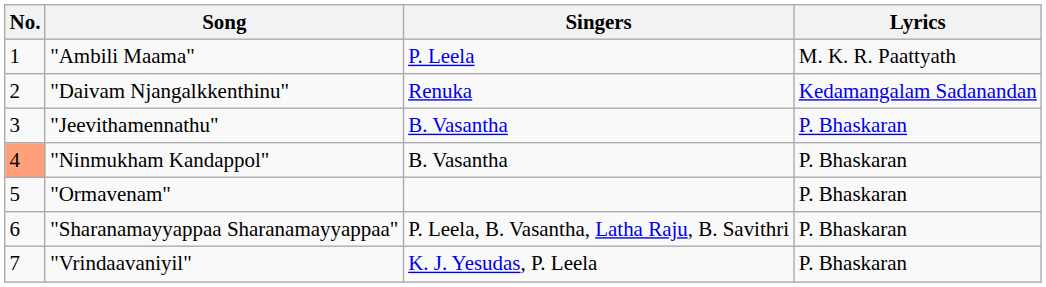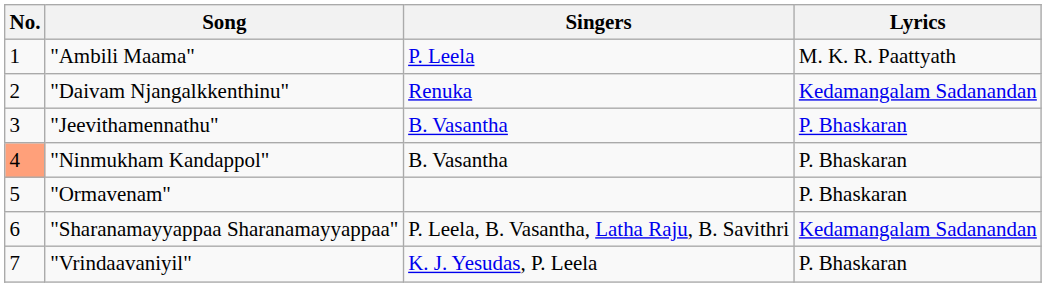(853, 229) P. Bhaskaran -> (918, 229) Kedamangalam Sadanandan
